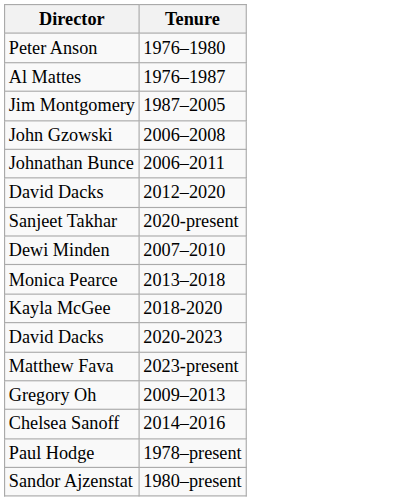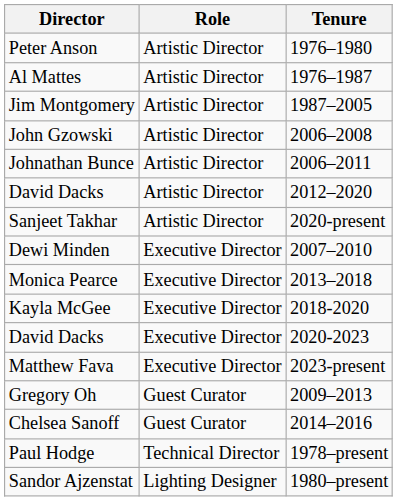+ column: (212, 18)
